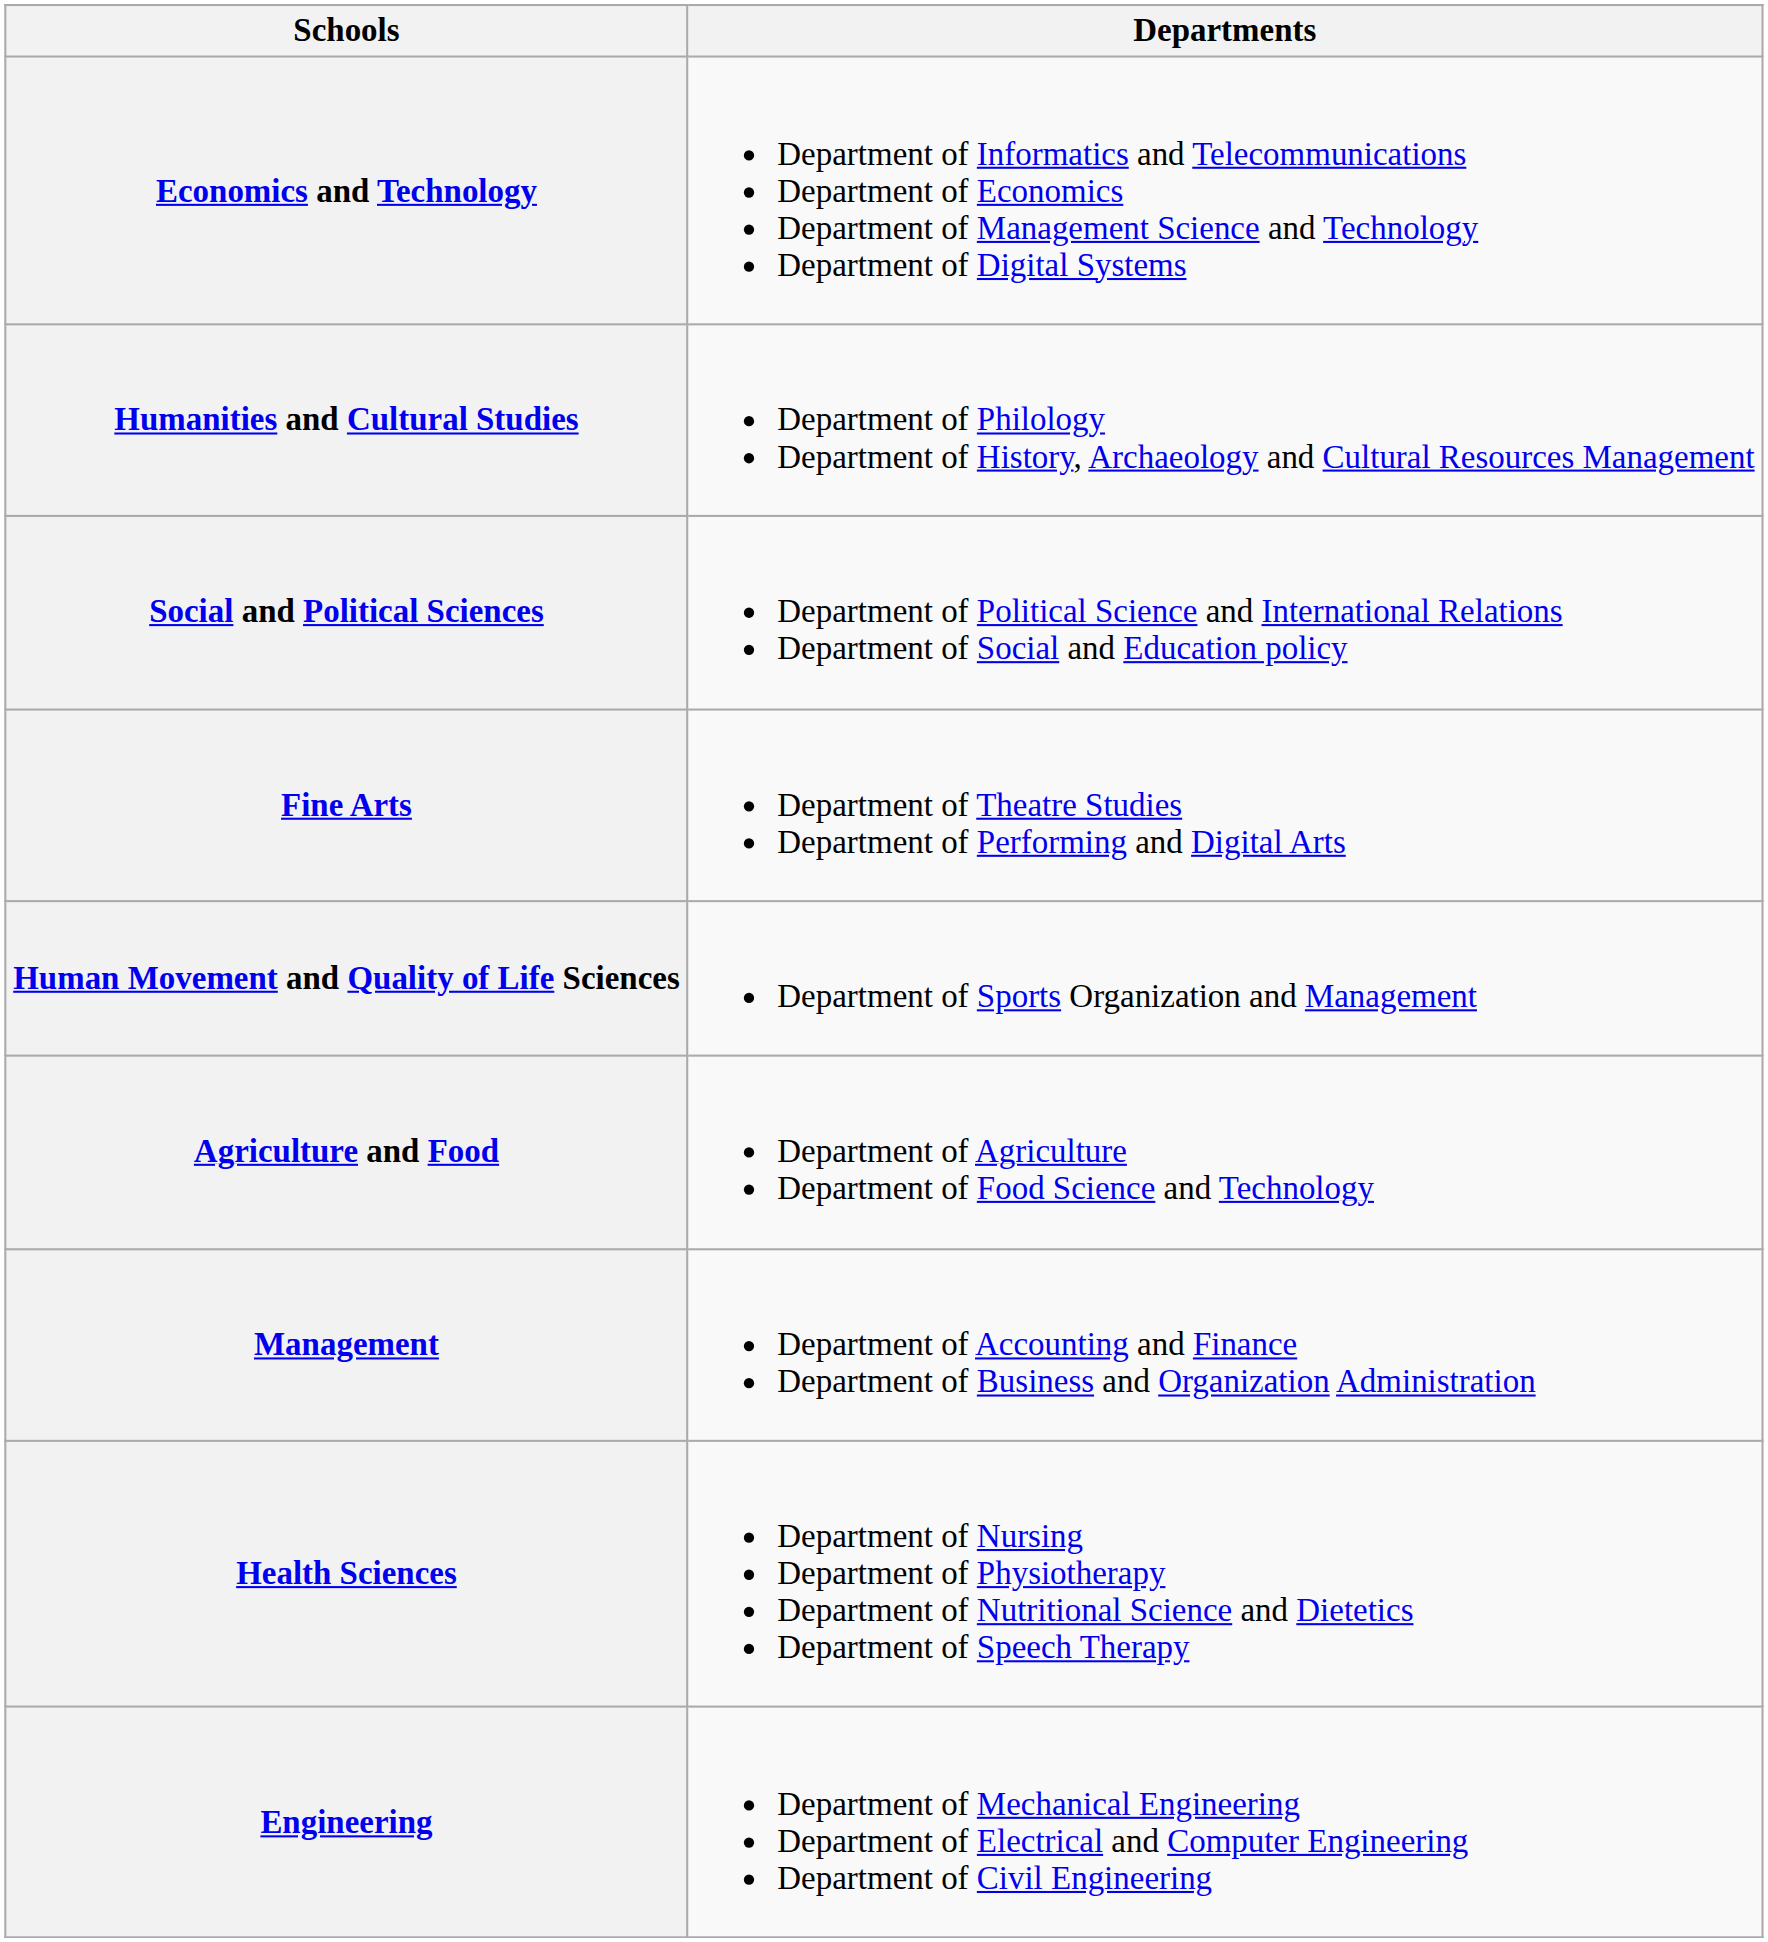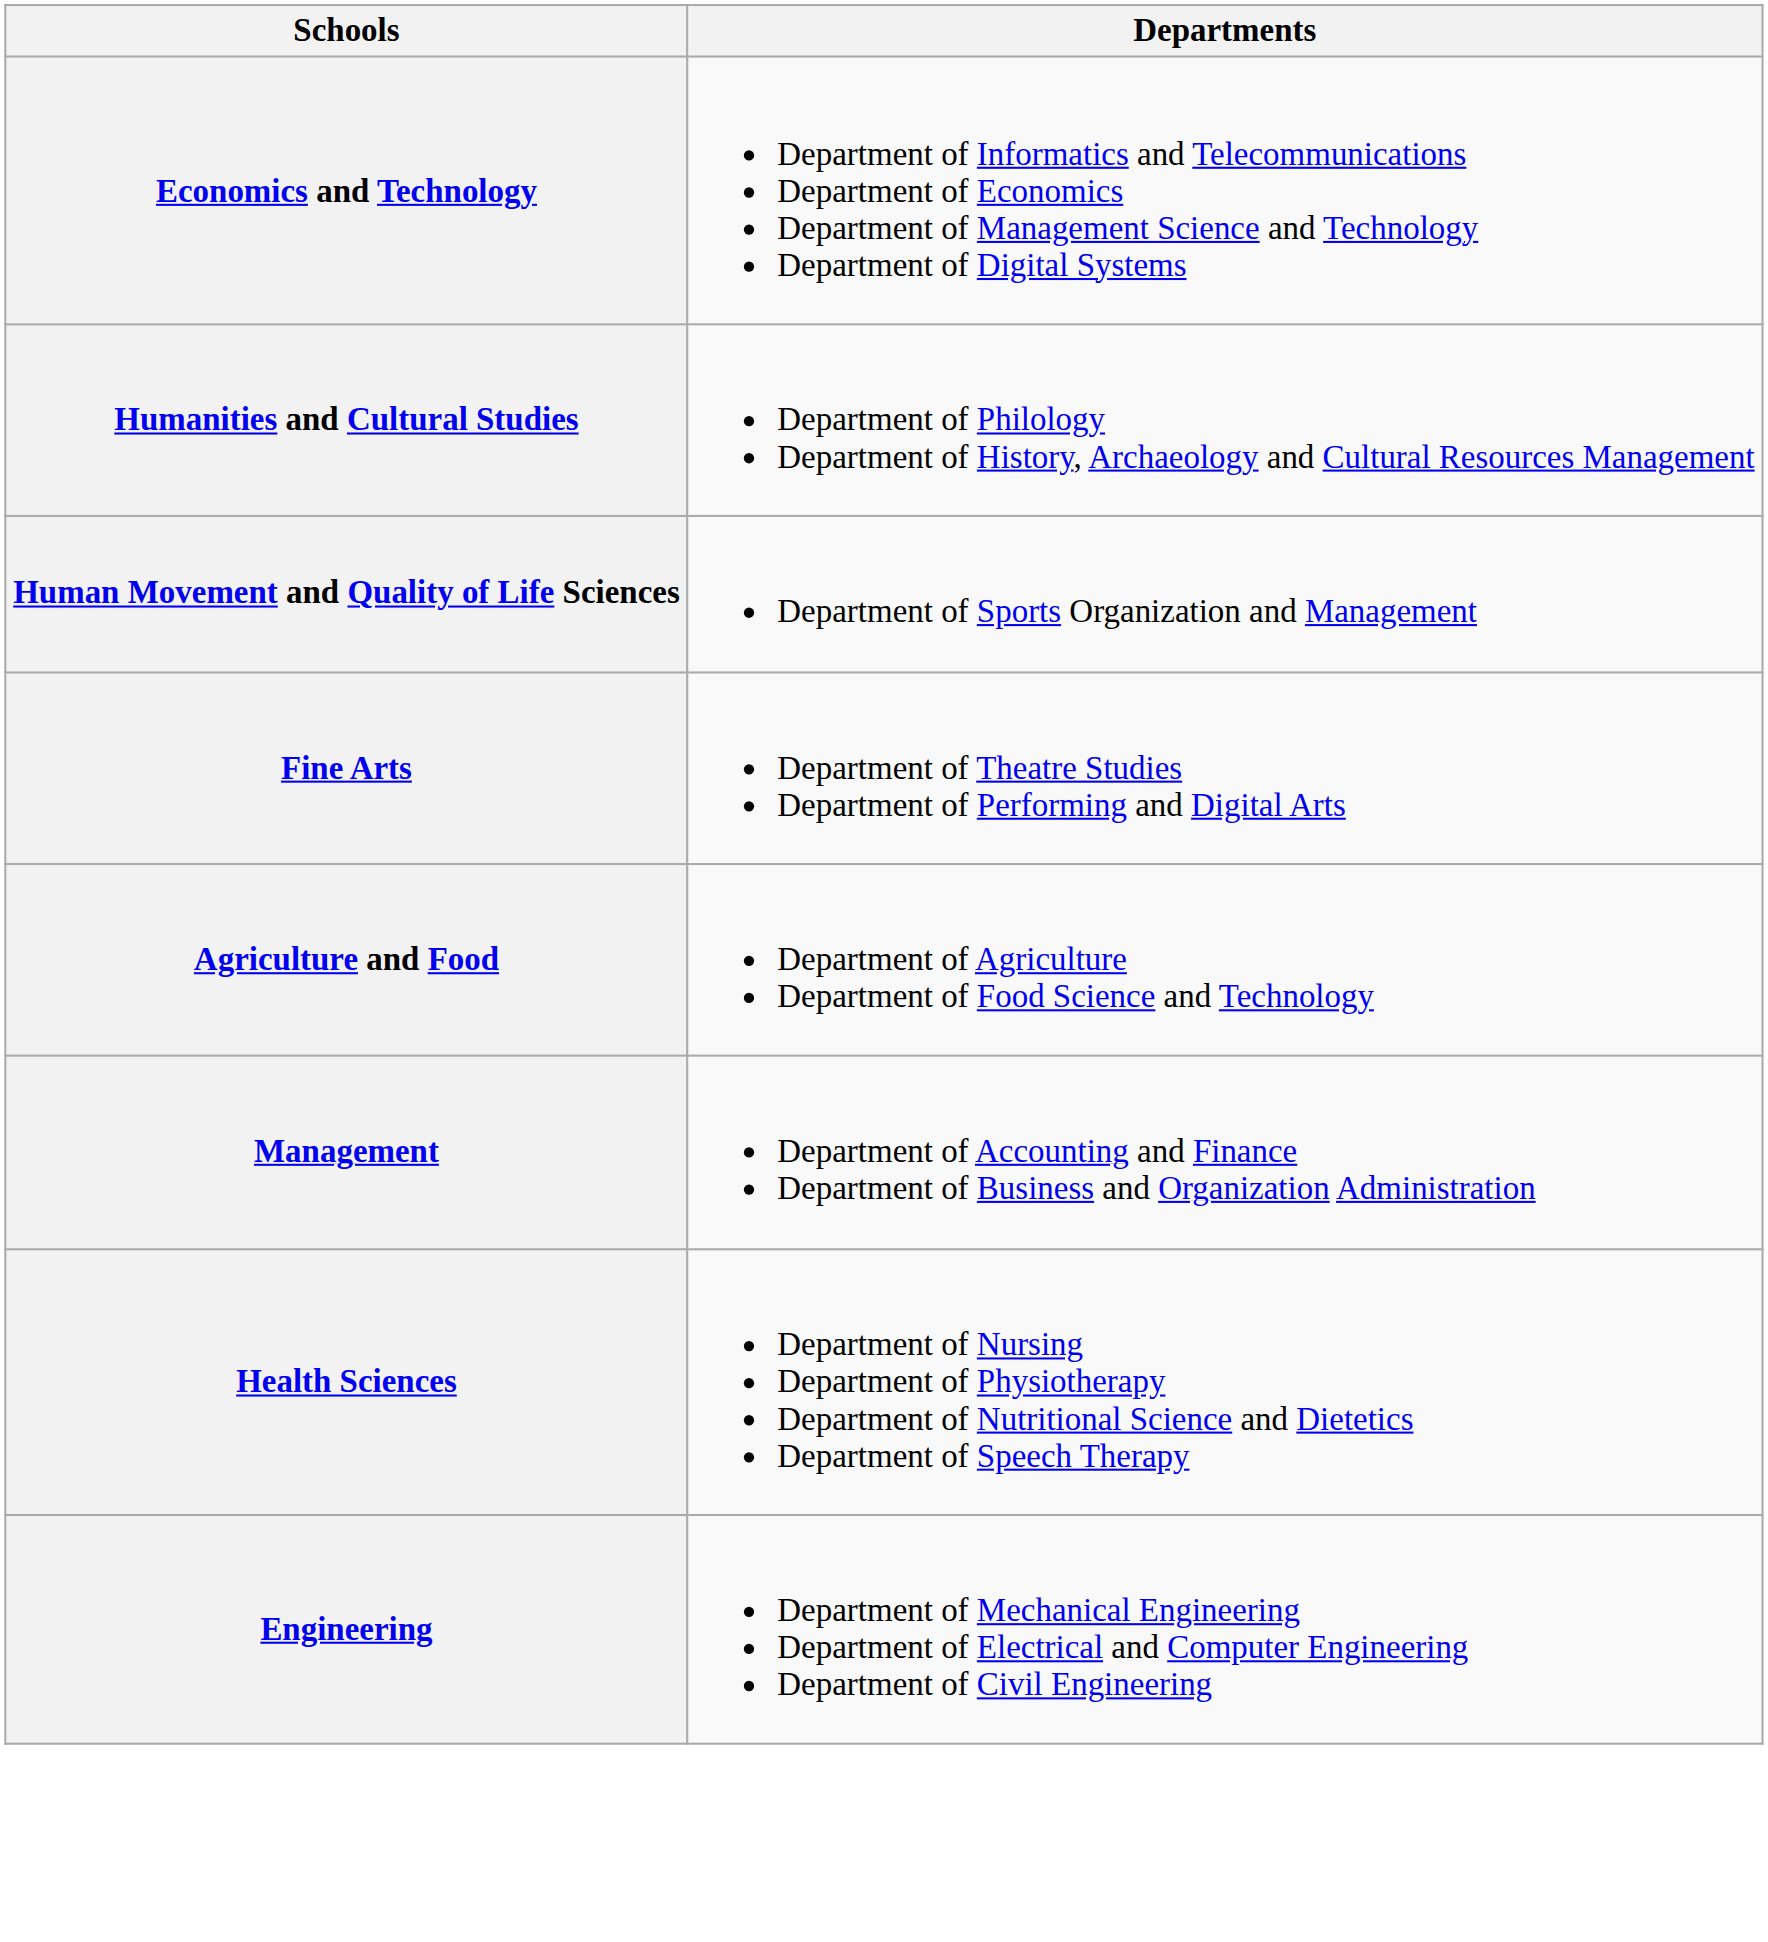- row: (346, 611)
rows swapped: (346, 804) <-> (346, 977)
